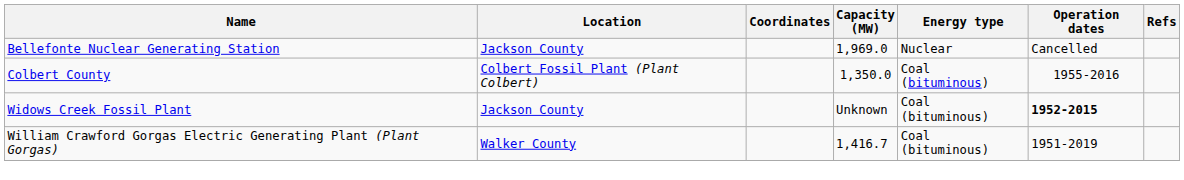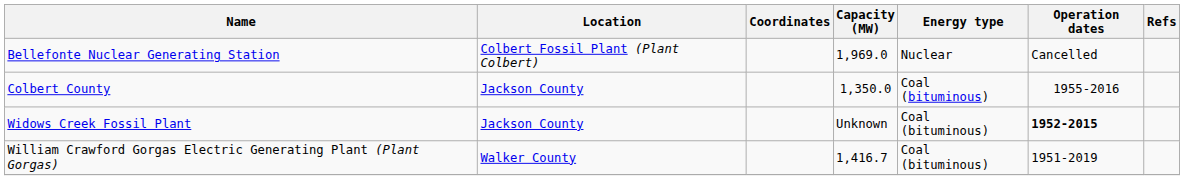(532, 48) Jackson County -> (580, 55) Colbert Fossil Plant (Plant Colbert)
(580, 75) Colbert Fossil Plant (Plant Colbert) -> (532, 90) Jackson County
